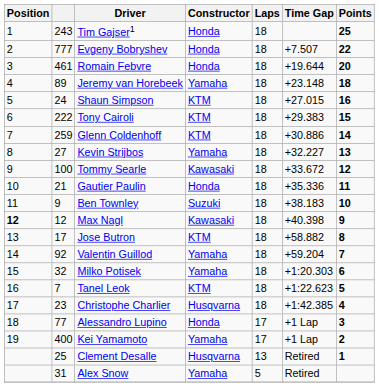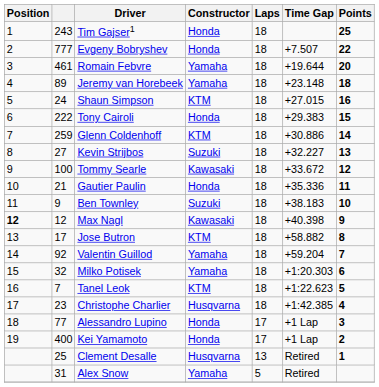(204, 67) Honda -> (208, 67) Yamaha
(199, 118) KTM -> (204, 118) Honda
(208, 152) Yamaha -> (204, 152) Suzuki
(208, 340) Yamaha -> (204, 340) Honda
